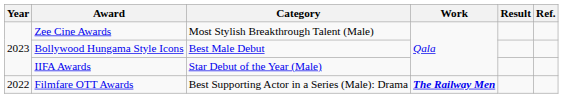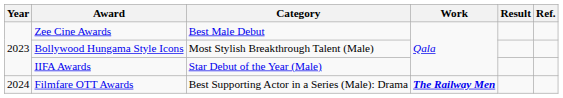(281, 31) Most Stylish Breakthrough Talent (Male) -> (227, 31) Best Male Debut
(227, 48) Best Male Debut -> (281, 48) Most Stylish Breakthrough Talent (Male)
(18, 84) 2022 -> (18, 84) 2024
